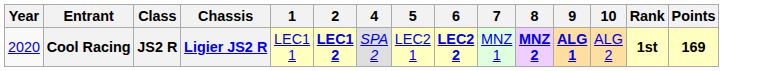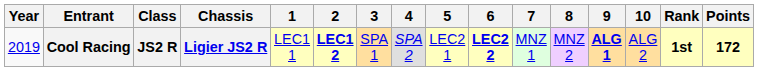+ column: (374, 16)
(24, 47) 2020 -> (24, 47) 2019
(535, 47) bold -> (569, 47) normal
(694, 47) 169 -> (728, 47) 172
